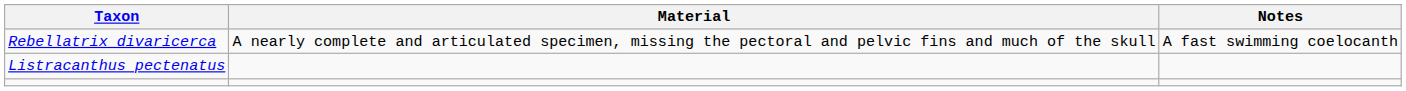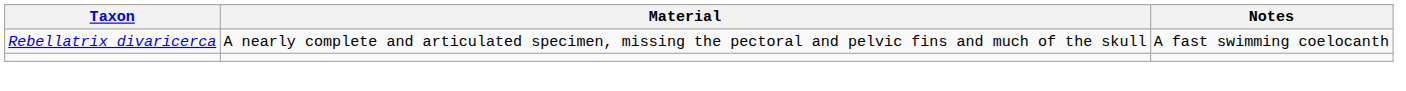- row: (117, 66)
